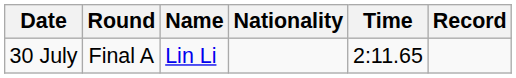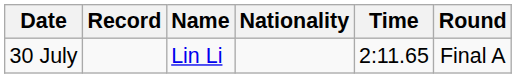columns swapped: (121, 21) <-> (470, 21)
